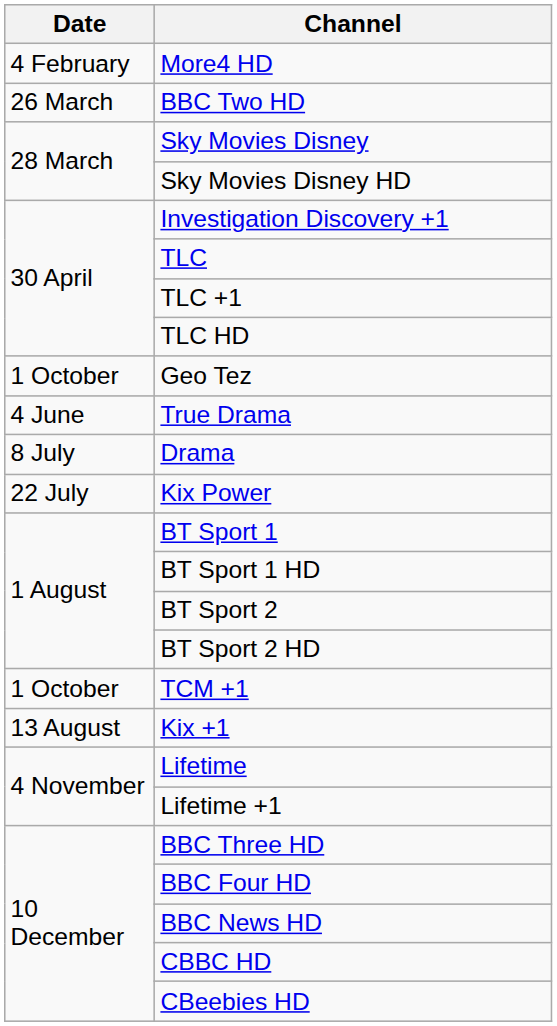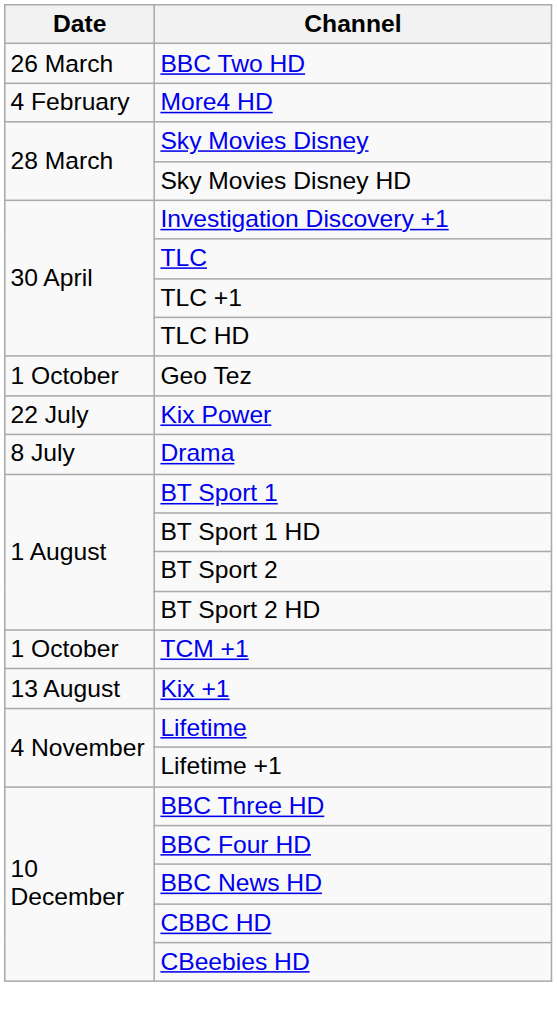rows swapped: (217, 63) <-> (233, 102)
- row: (226, 414)
rows swapped: (197, 453) <-> (216, 492)
